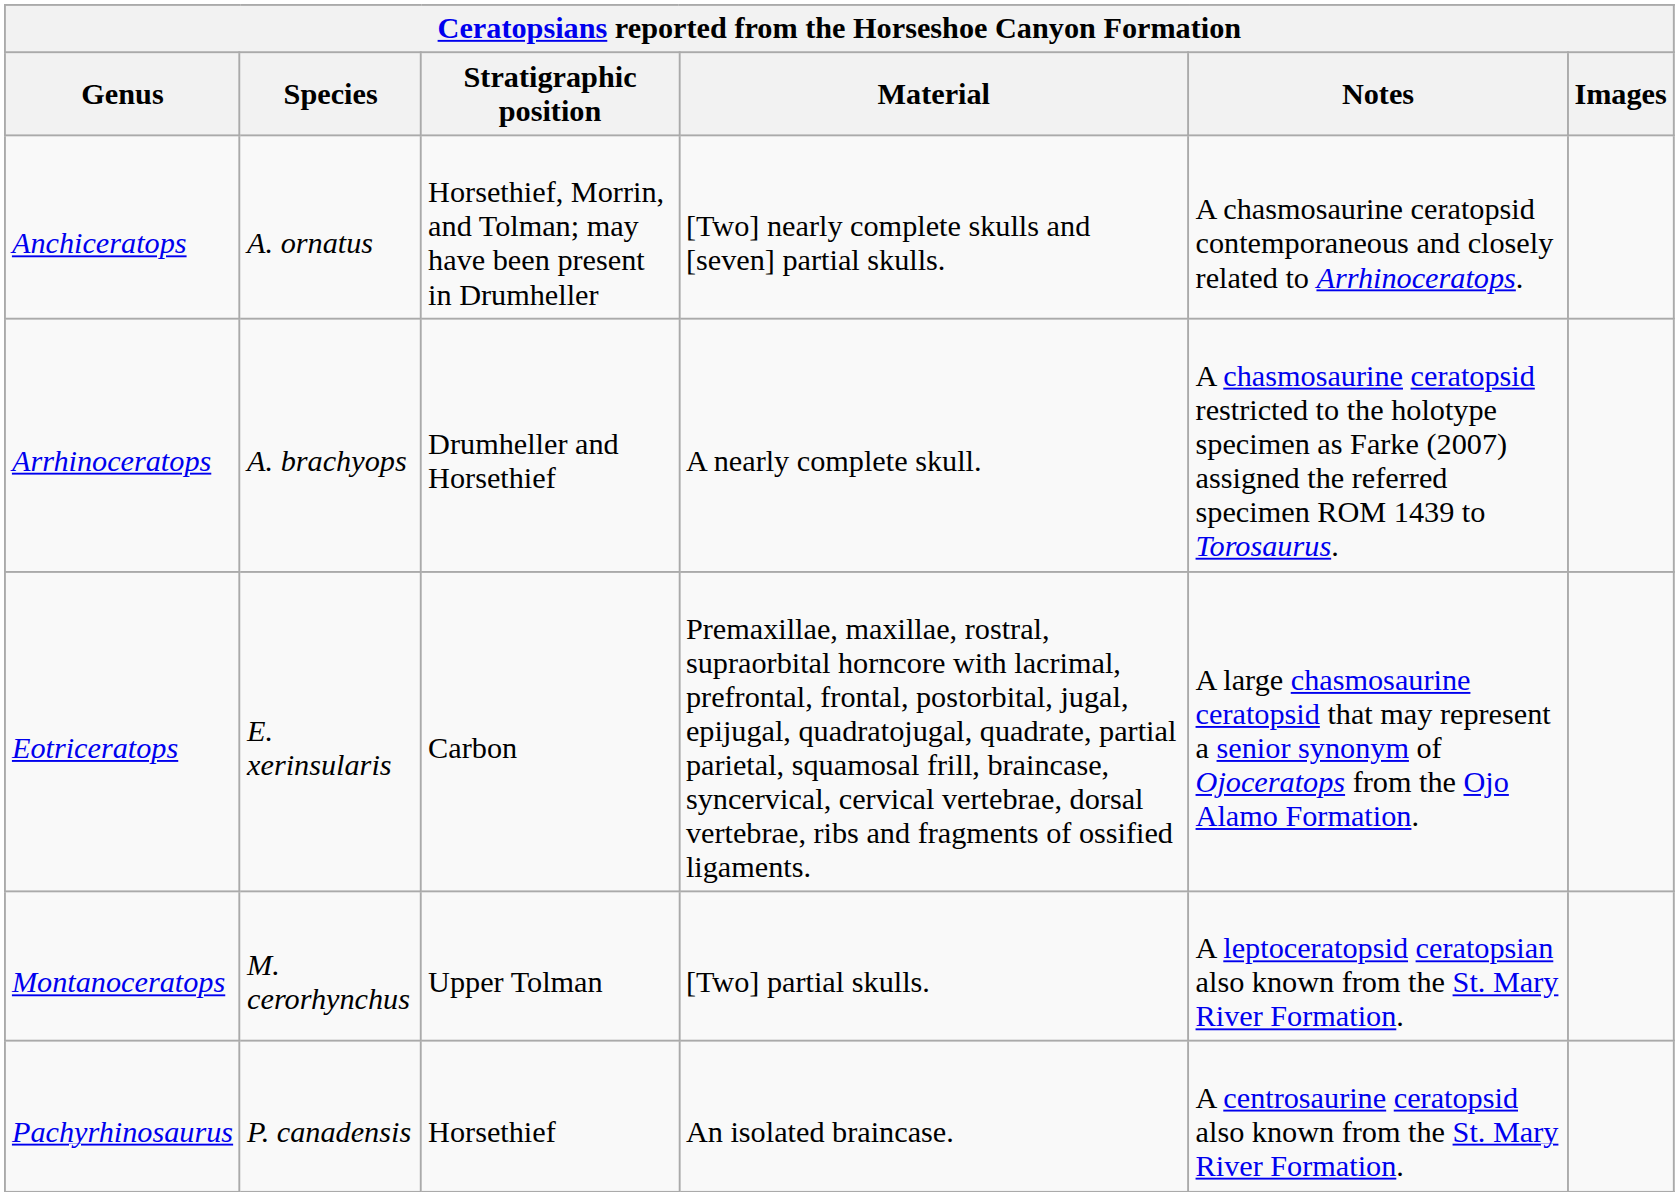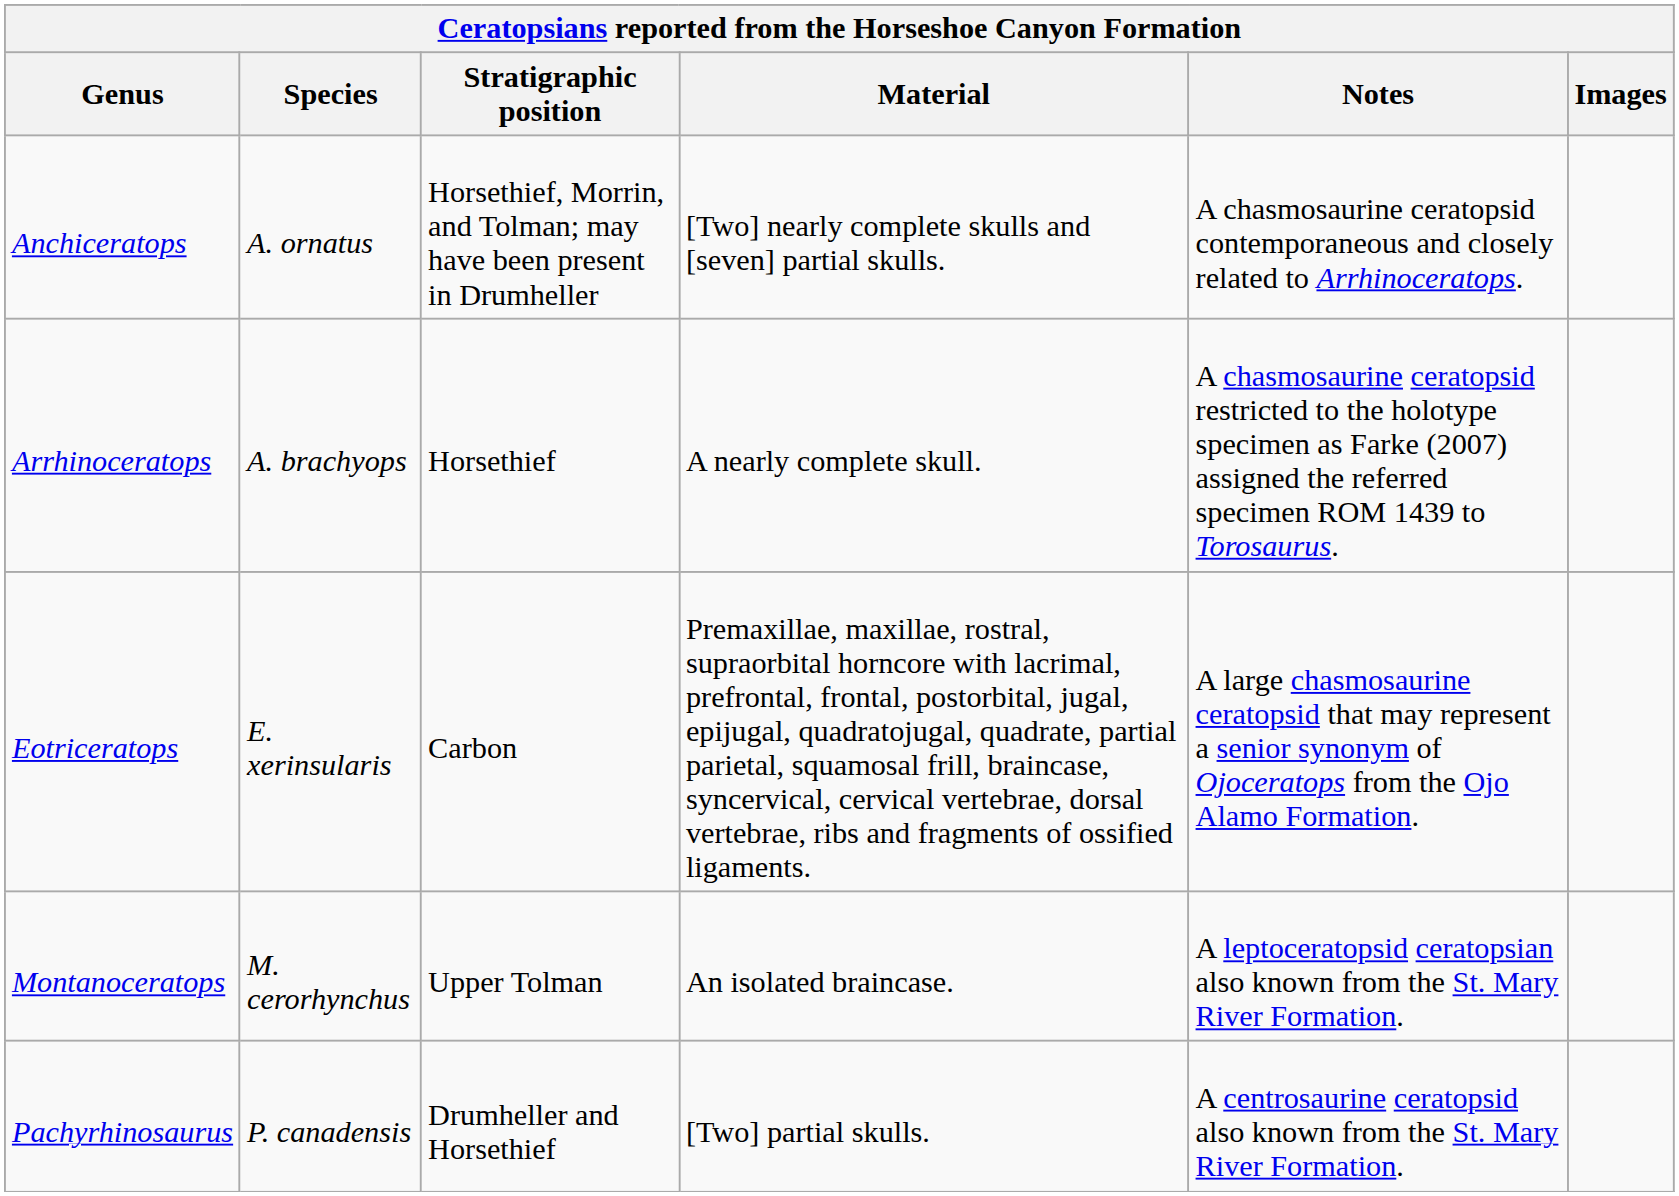(523, 461) Drumheller and Horsethief -> (492, 461) Horsethief
(808, 982) [Two] partial skulls. -> (820, 982) An isolated braincase.
(492, 1132) Horsethief -> (523, 1132) Drumheller and Horsethief
(820, 1132) An isolated braincase. -> (808, 1132) [Two] partial skulls.
